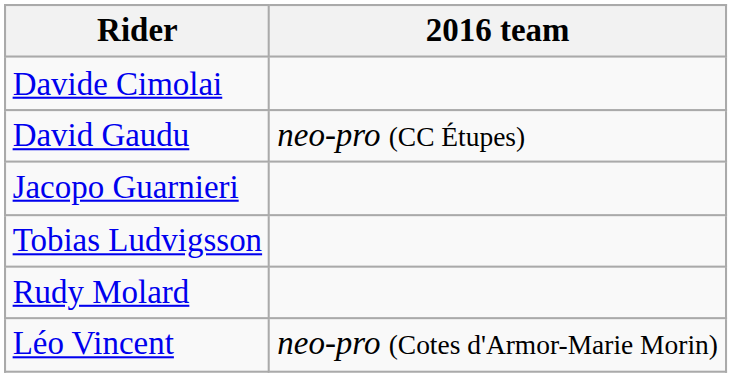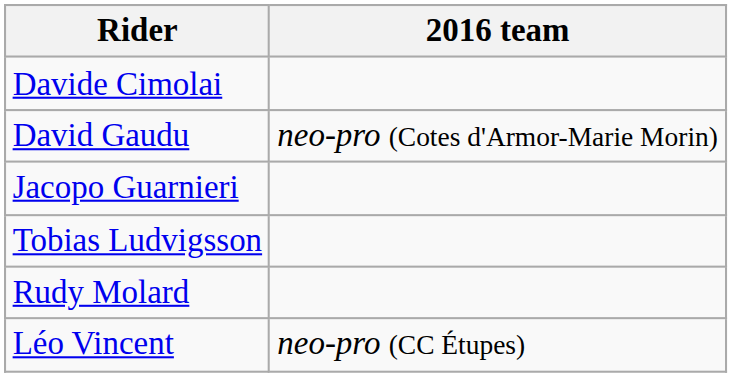(401, 135) neo-pro (CC Étupes) -> (498, 135) neo-pro (Cotes d'Armor-Marie Morin)
(498, 344) neo-pro (Cotes d'Armor-Marie Morin) -> (401, 344) neo-pro (CC Étupes)
